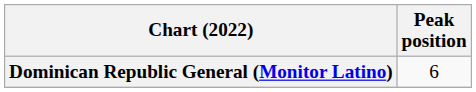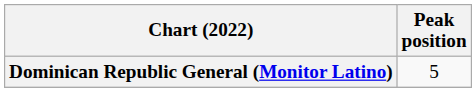(434, 71) 6 -> (434, 71) 5
